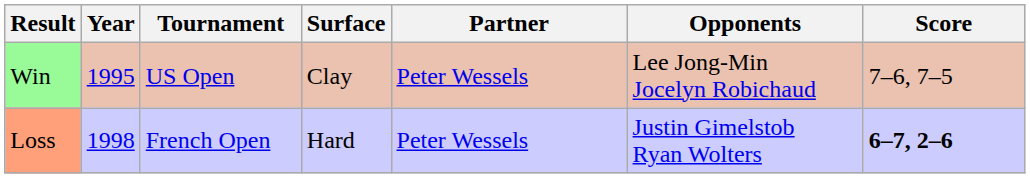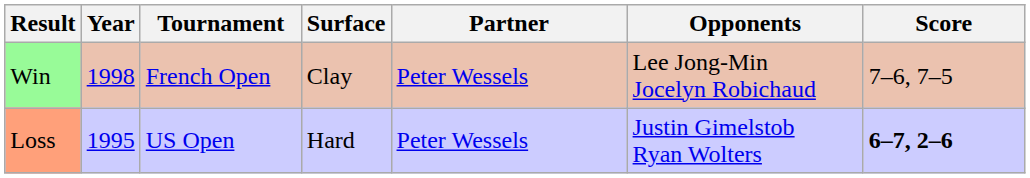(111, 75) 1995 -> (111, 75) 1998
(190, 75) US Open -> (208, 75) French Open
(111, 140) 1998 -> (111, 140) 1995
(208, 140) French Open -> (190, 140) US Open
